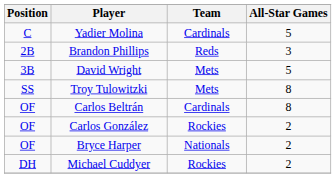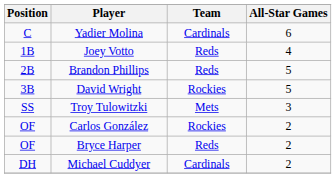(288, 32) 5 -> (288, 32) 6
+ row: (109, 51)
(288, 51) 3 -> (288, 70) 5
(207, 70) Mets -> (207, 88) Rockies
(288, 88) 8 -> (288, 107) 3
- row: (109, 107)
(207, 145) Nationals -> (207, 145) Reds
(207, 164) Rockies -> (207, 164) Cardinals
